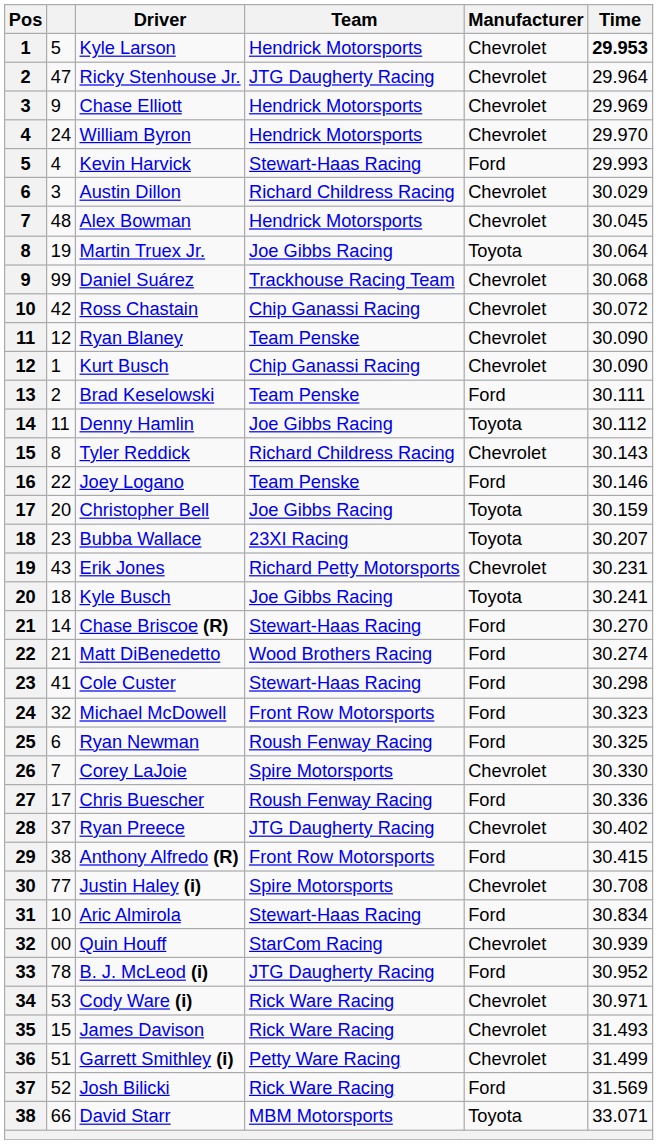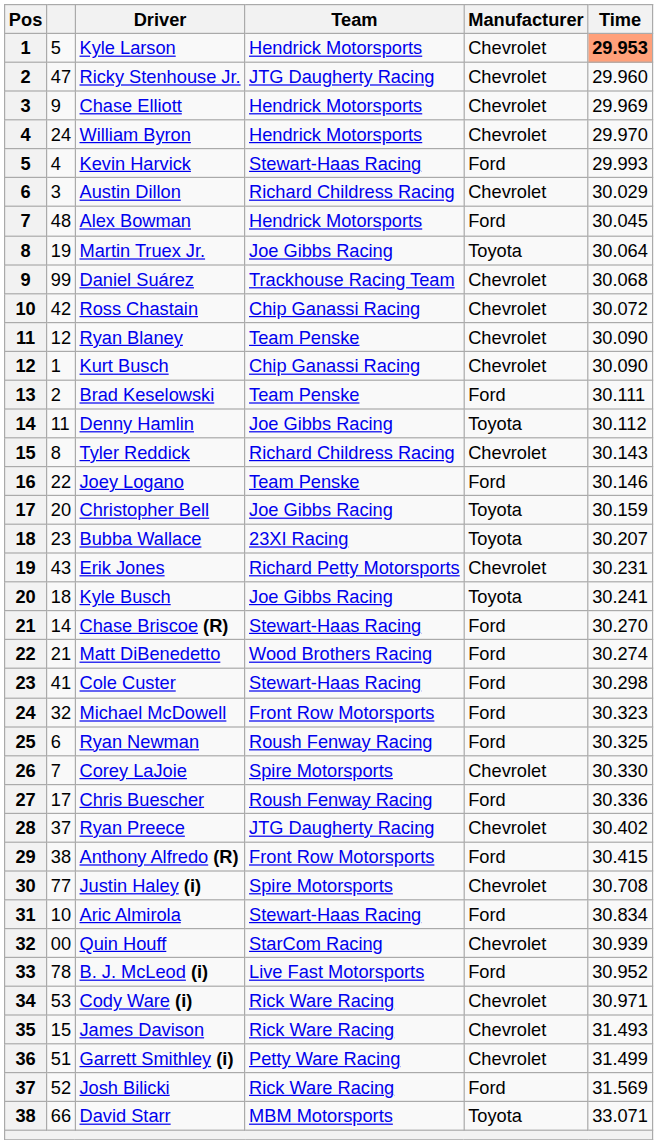(620, 48) no background -> (620, 48) lightsalmon background
(620, 77) 29.964 -> (620, 77) 29.960
(507, 221) Chevrolet -> (487, 221) Ford
(342, 972) JTG Daugherty Racing -> (337, 972) Live Fast Motorsports
